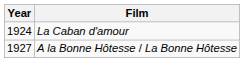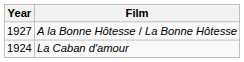rows swapped: (83, 31) <-> (137, 48)
